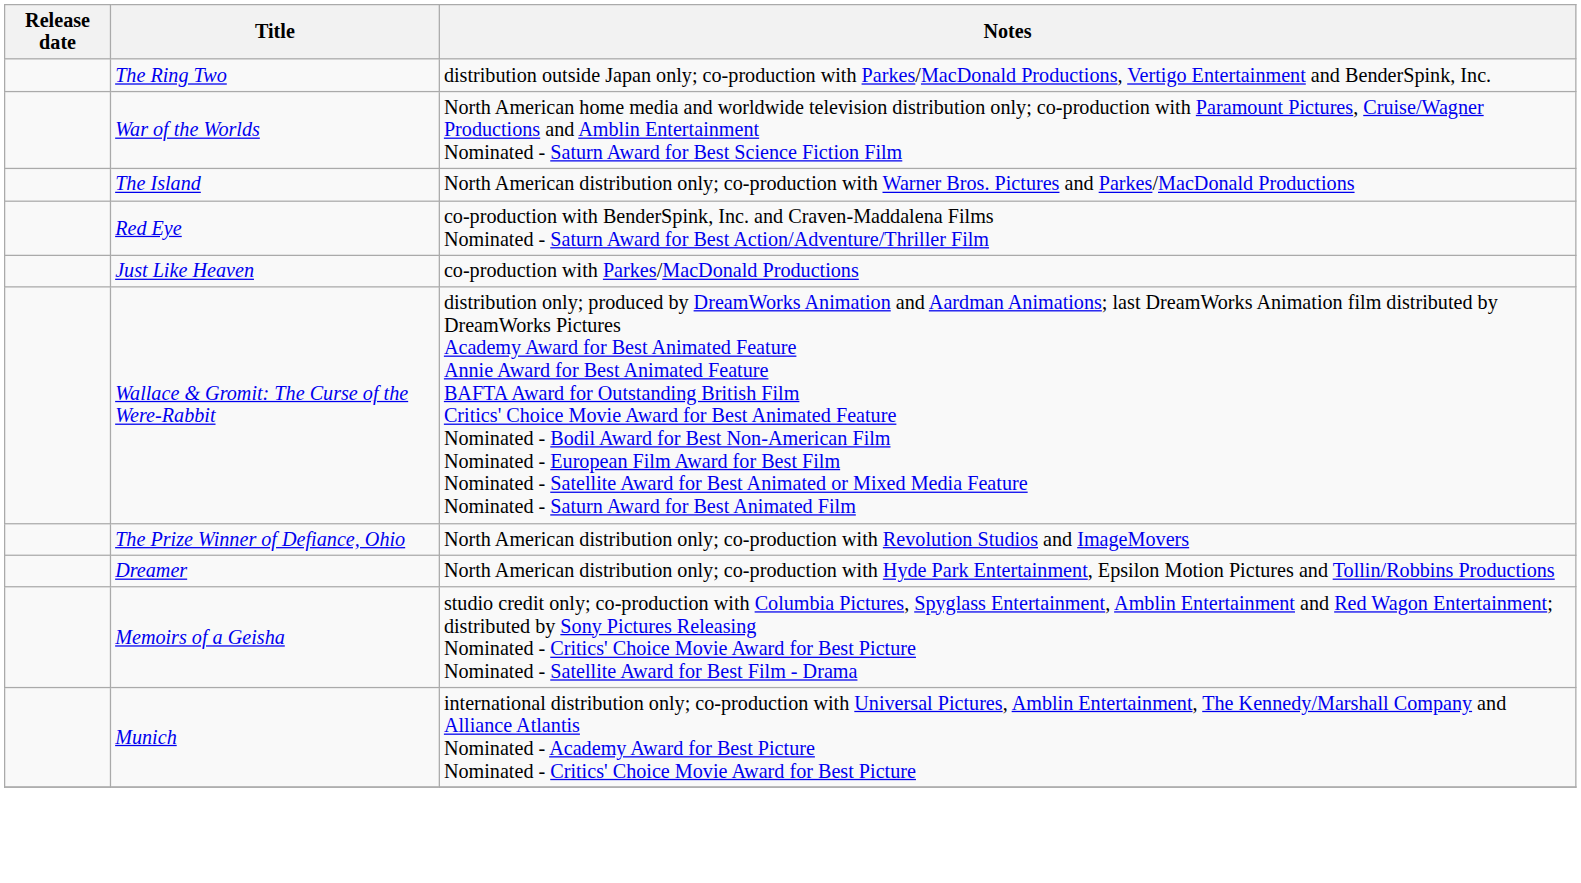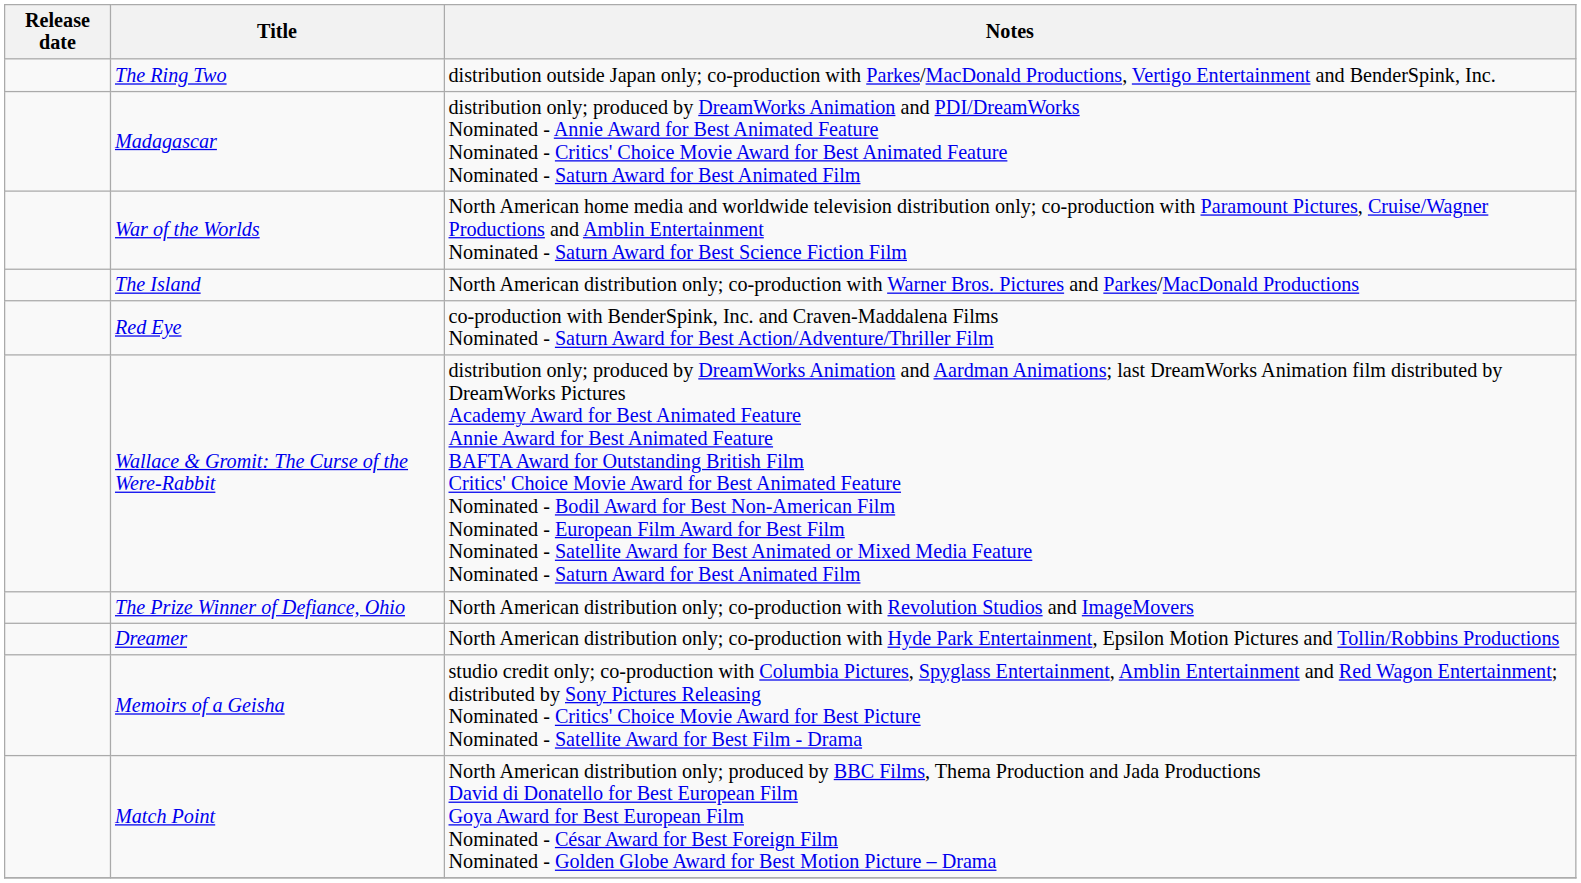+ row: (166, 141)
- row: (185, 271)
- row: (146, 737)
+ row: (165, 816)
